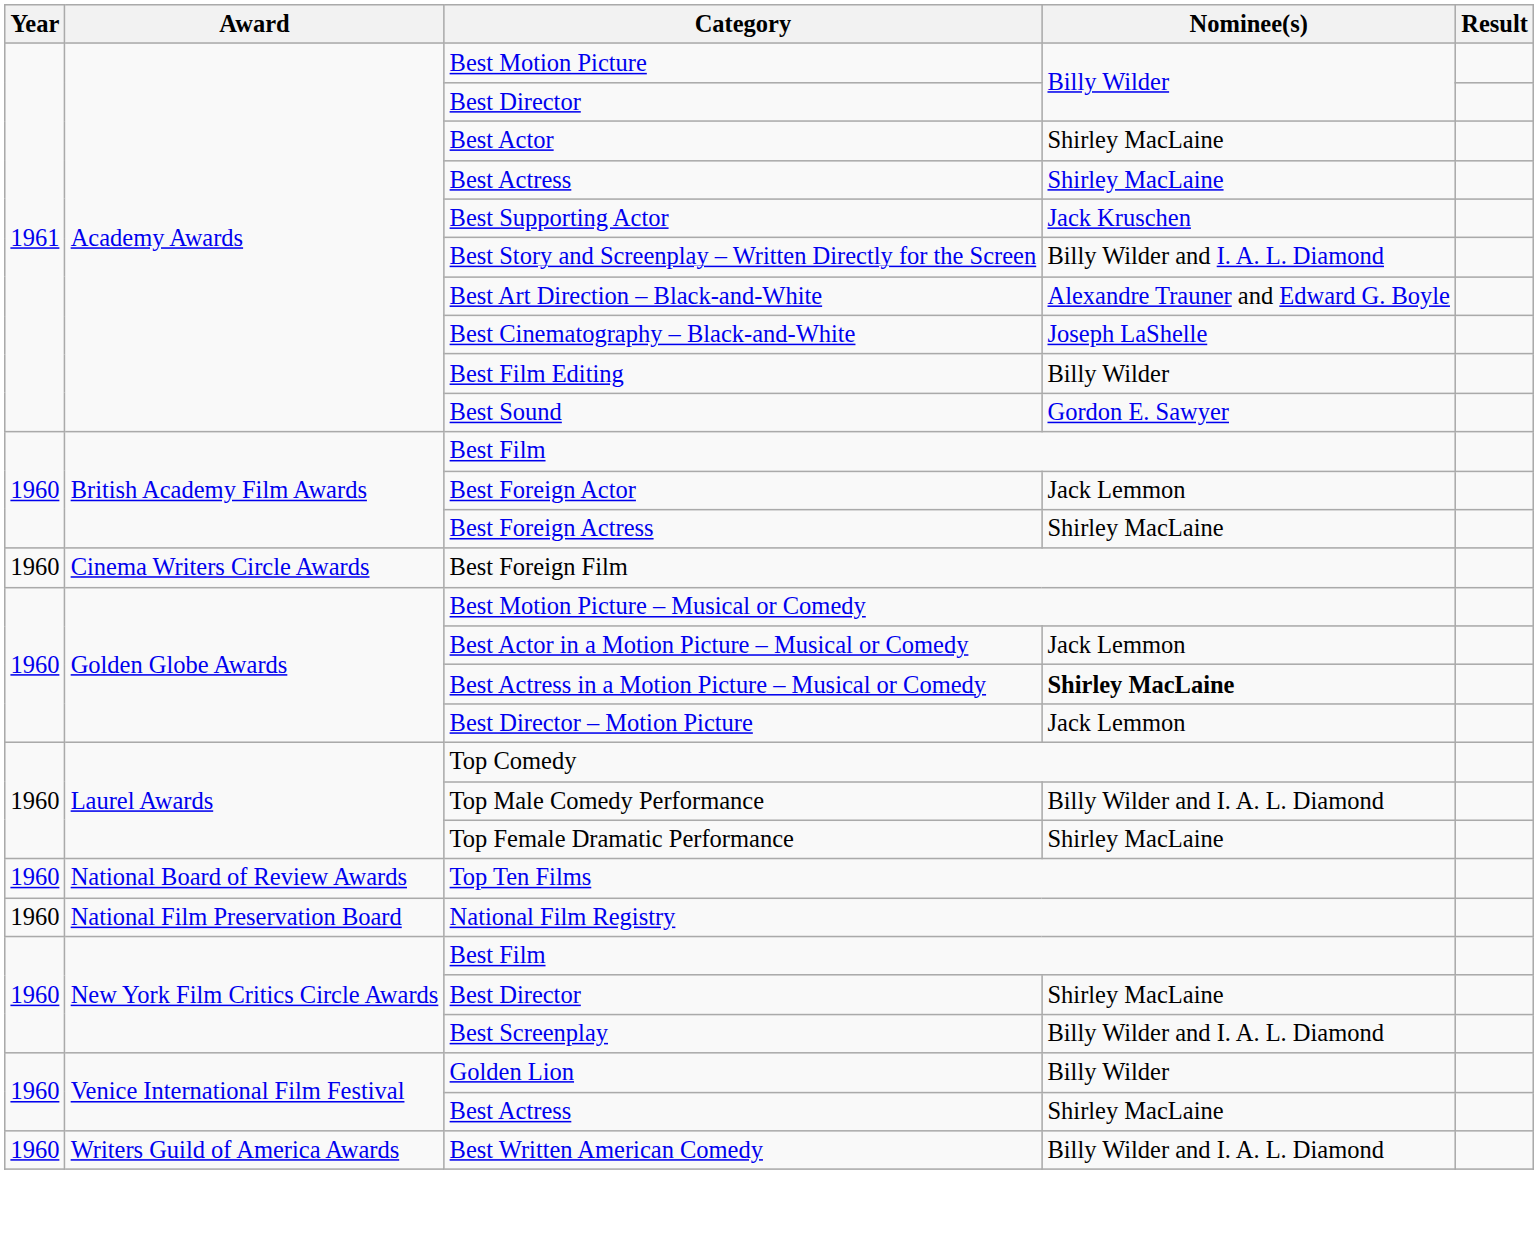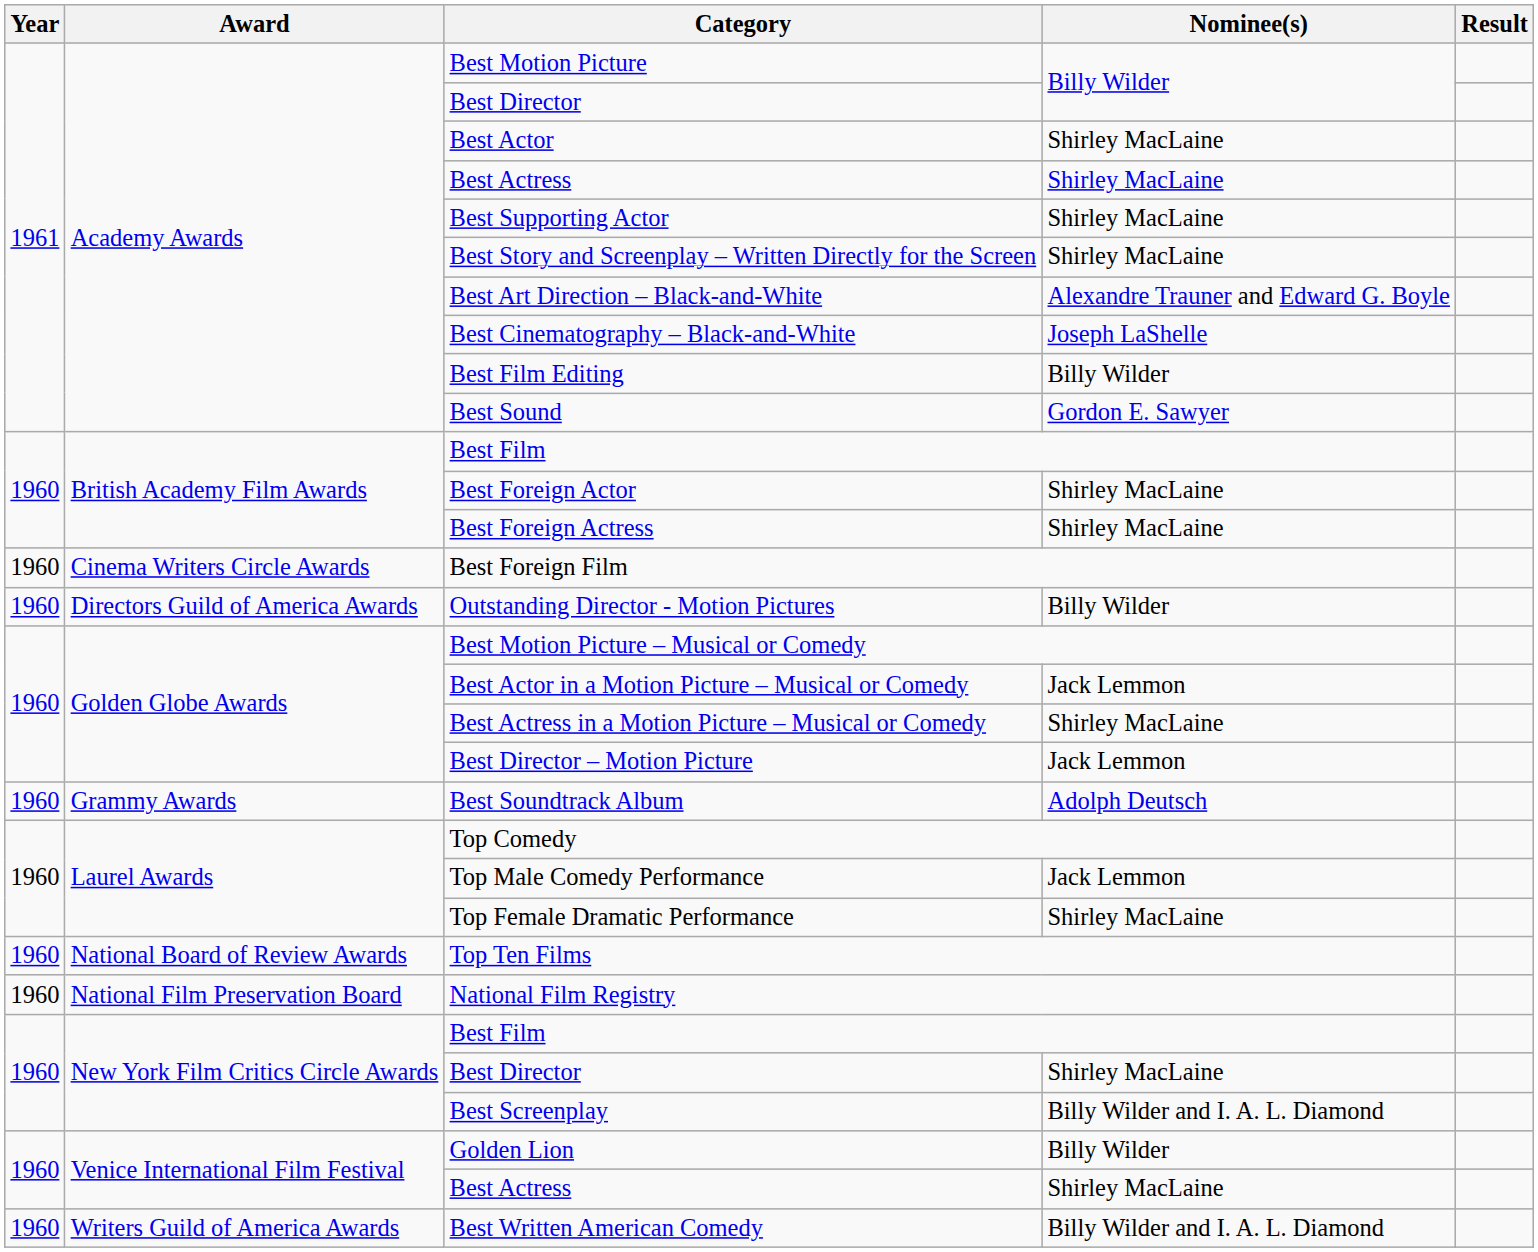(1119, 218) Jack Kruschen -> (1136, 218) Shirley MacLaine
(1216, 256) Billy Wilder and I. A. L. Diamond -> (1136, 256) Shirley MacLaine
(1116, 489) Jack Lemmon -> (1136, 489) Shirley MacLaine
+ row: (244, 606)
(1141, 683) bold -> (1136, 722) normal
+ row: (153, 800)
(1216, 800) Billy Wilder and I. A. L. Diamond -> (1116, 878) Jack Lemmon
